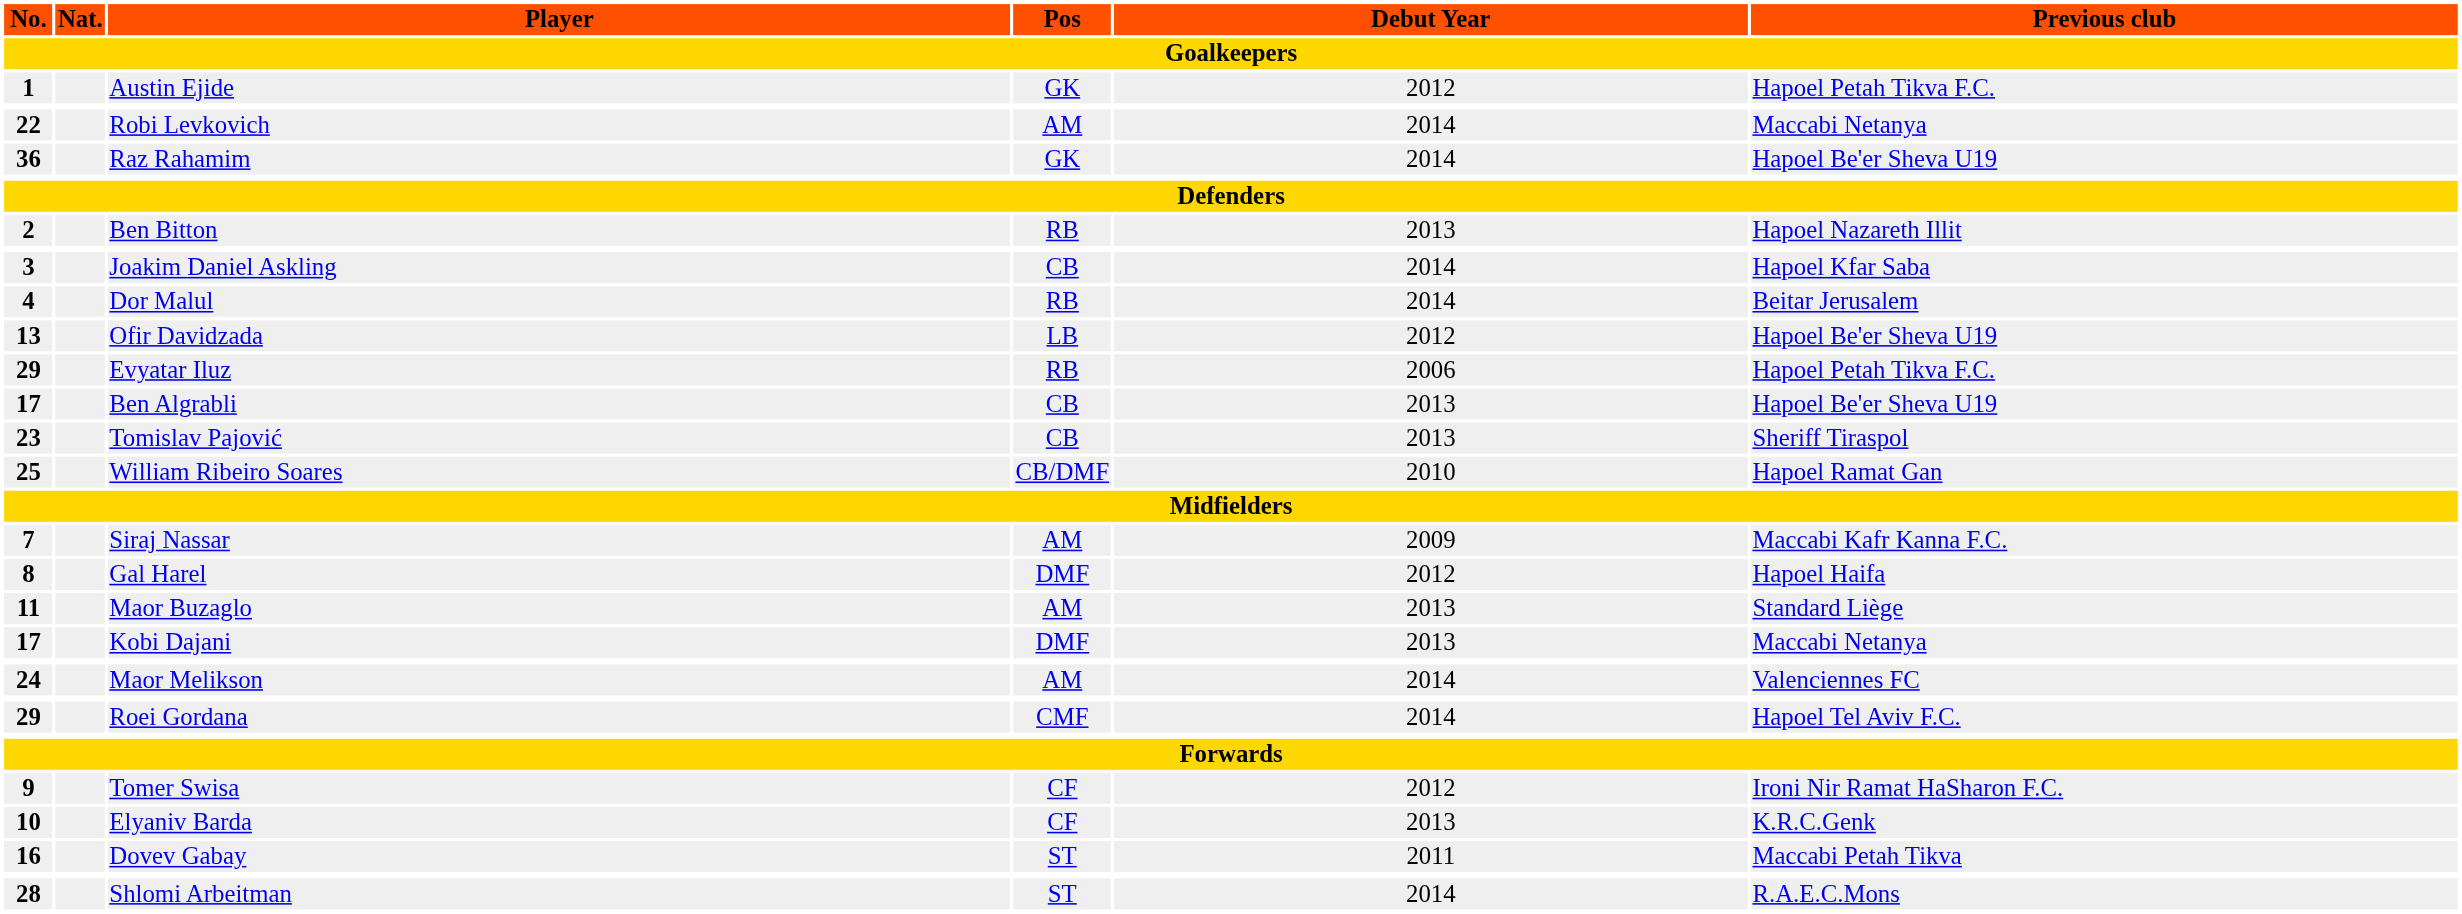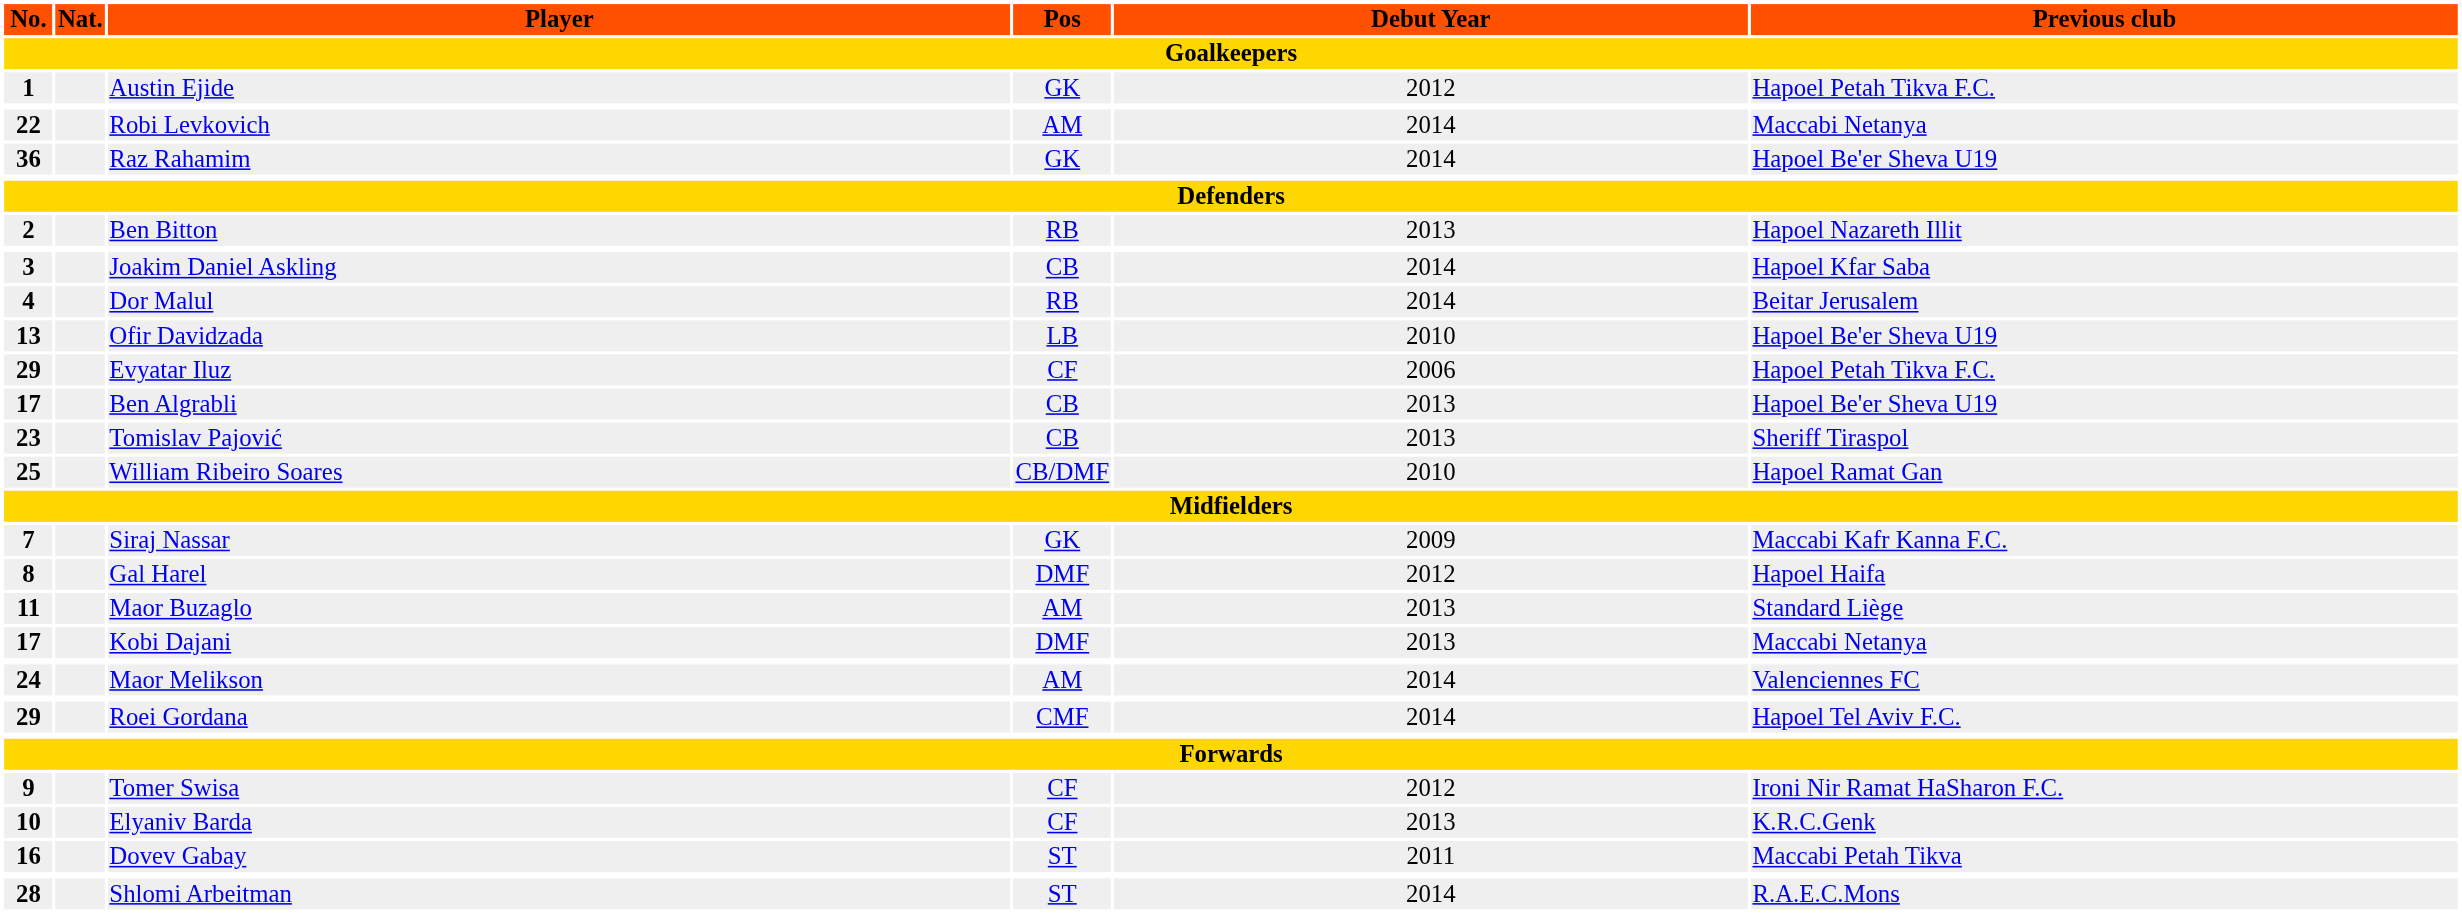(1431, 335) 2012 -> (1431, 335) 2010
(1062, 369) RB -> (1062, 369) CF
(1062, 540) AM -> (1062, 540) GK
